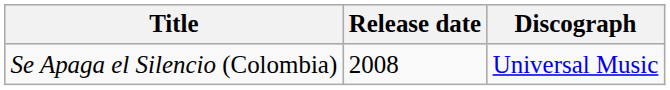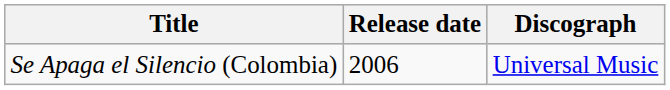(374, 63) 2008 -> (374, 63) 2006
